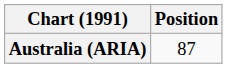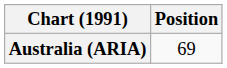(186, 48) 87 -> (186, 48) 69
